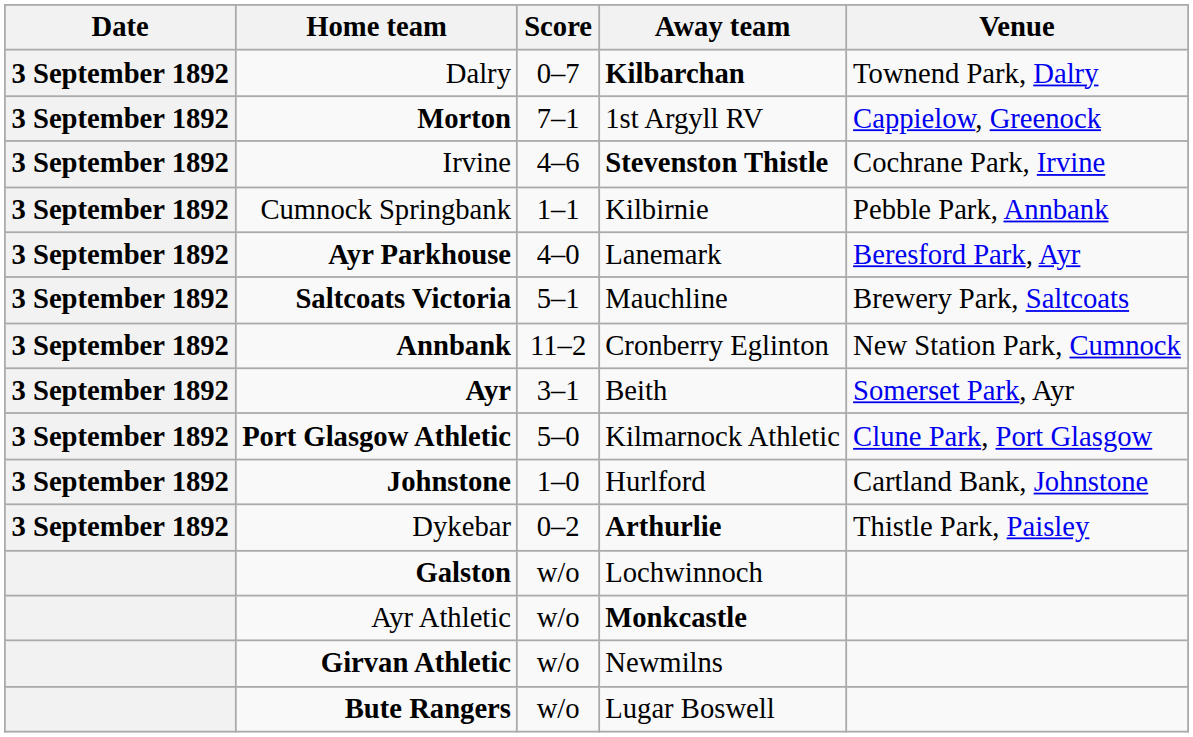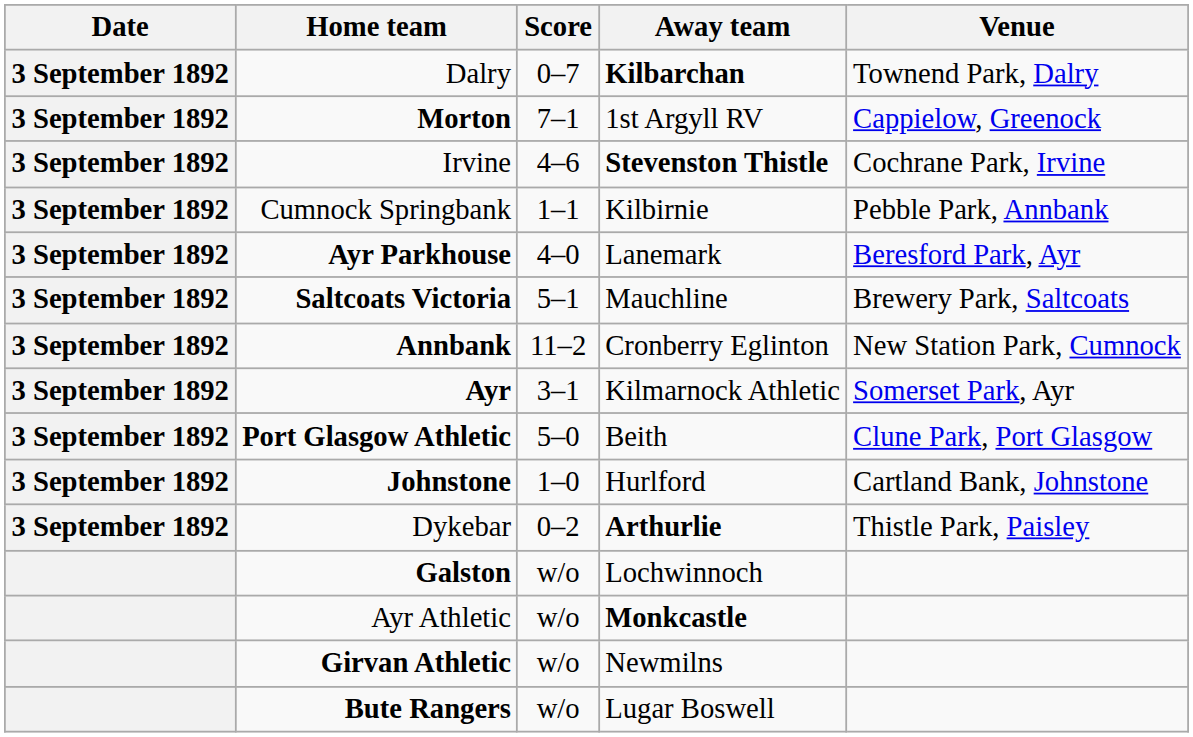(636, 390) Beith -> (723, 390) Kilmarnock Athletic
(723, 436) Kilmarnock Athletic -> (636, 436) Beith
